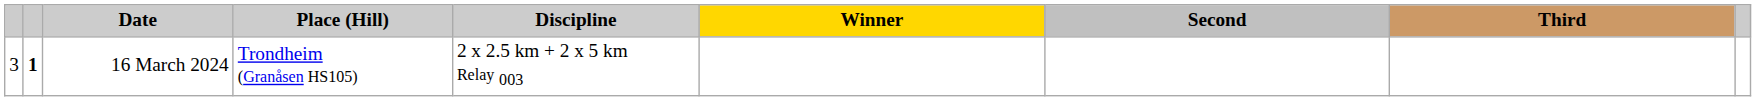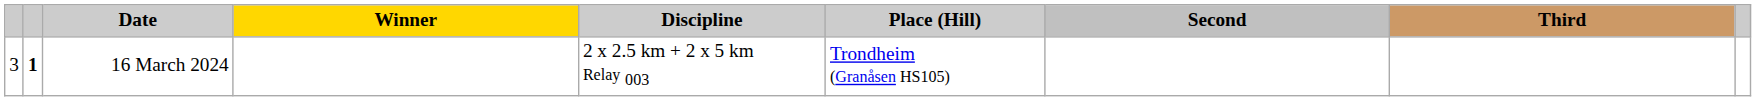columns swapped: (343, 20) <-> (872, 20)
